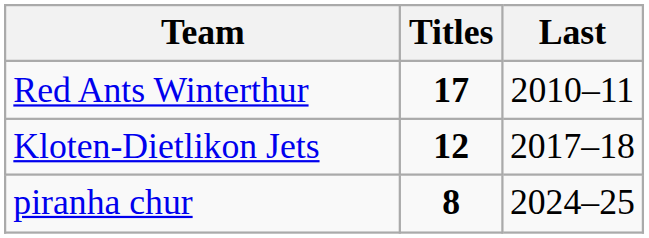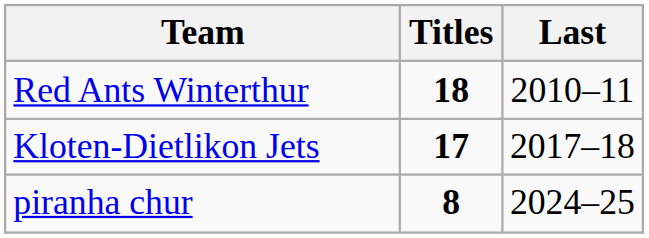(451, 89) 17 -> (451, 89) 18
(451, 145) 12 -> (451, 145) 17
